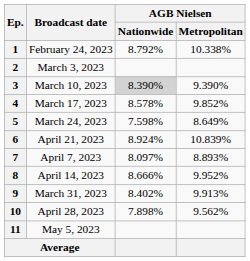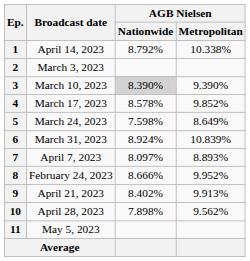(71, 49) February 24, 2023 -> (71, 49) April 14, 2023
(71, 139) April 21, 2023 -> (71, 139) March 31, 2023
(71, 175) April 14, 2023 -> (71, 175) February 24, 2023
(71, 193) March 31, 2023 -> (71, 193) April 21, 2023
